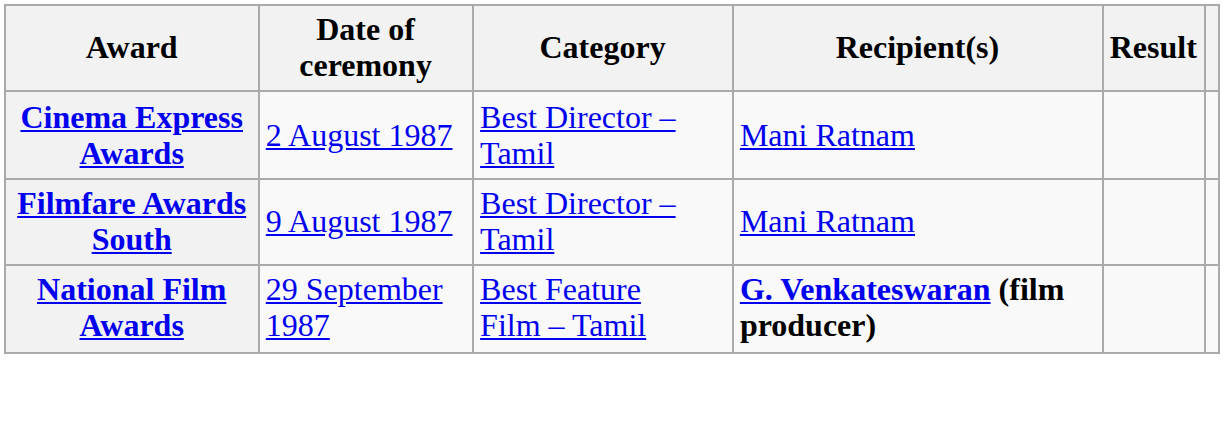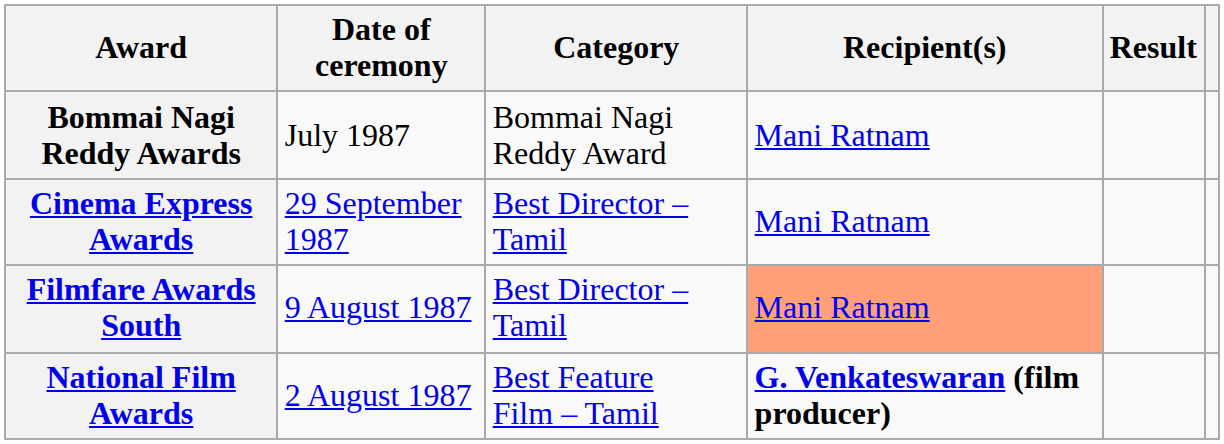+ row: (141, 134)
(359, 134) 2 August 1987 -> (373, 221) 29 September 1987
(827, 221) no background -> (842, 308) lightsalmon background
(354, 308) 29 September 1987 -> (378, 394) 2 August 1987
